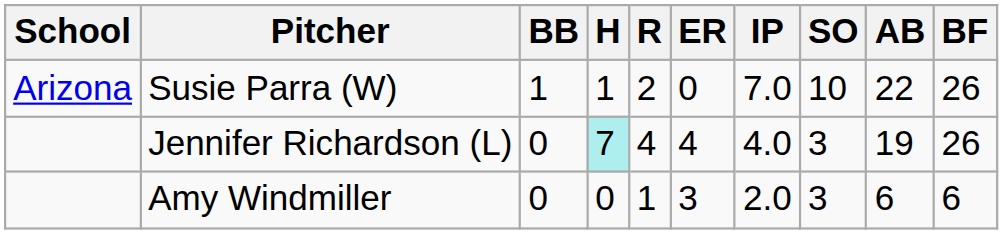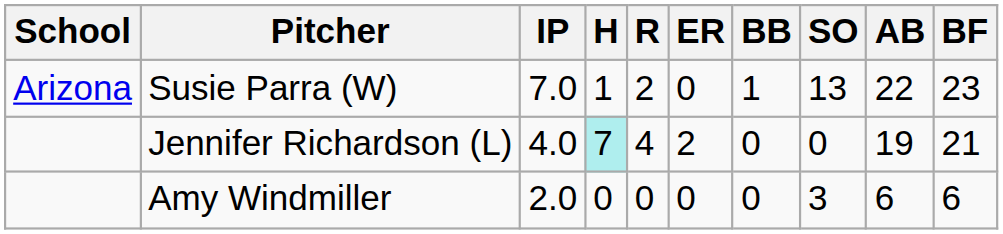columns swapped: (767, 32) <-> (554, 32)
(827, 87) 10 -> (827, 87) 13
(961, 87) 26 -> (961, 87) 23
(688, 143) 4 -> (686, 143) 2
(818, 143) 3 -> (818, 143) 0
(961, 143) 26 -> (961, 143) 21
(646, 198) 1 -> (645, 198) 0
(688, 198) 3 -> (686, 198) 0
